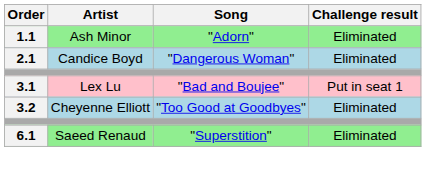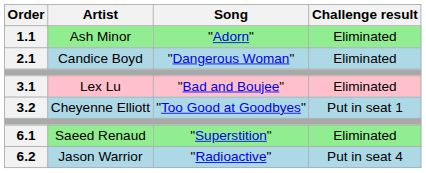(365, 86) Put in seat 1 -> (365, 86) Eliminated
(365, 107) Eliminated -> (365, 107) Put in seat 1
+ row: (100, 157)
